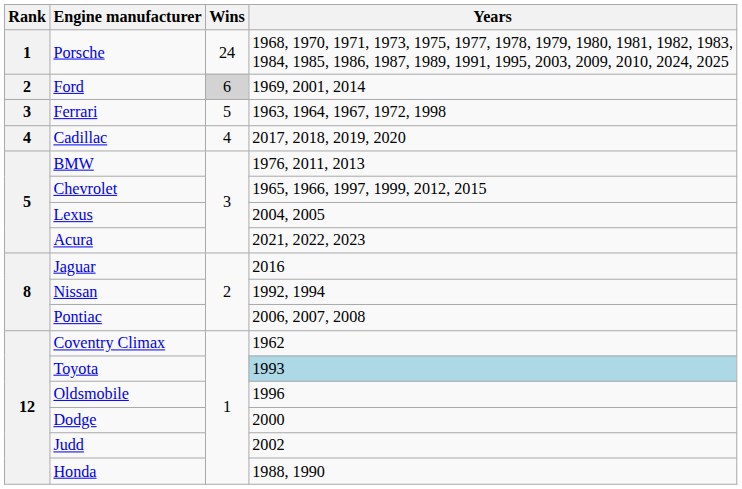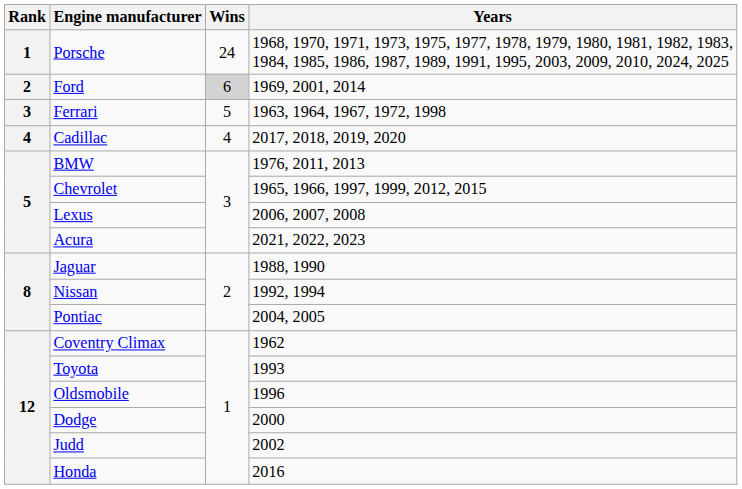(289, 214) 2004, 2005 -> (309, 214) 2006, 2007, 2008
(268, 266) 2016 -> (289, 266) 1988, 1990
(309, 317) 2006, 2007, 2008 -> (289, 317) 2004, 2005
(268, 368) lightblue background -> (268, 368) no background
(289, 471) 1988, 1990 -> (268, 471) 2016
